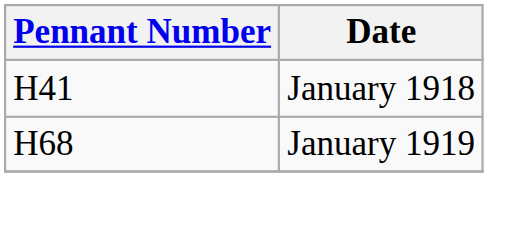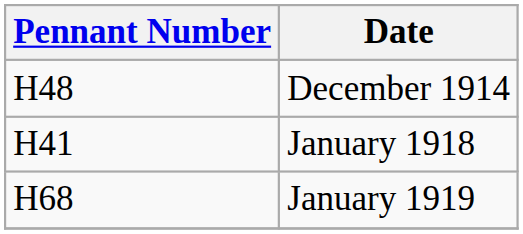+ row: (399, 87)
